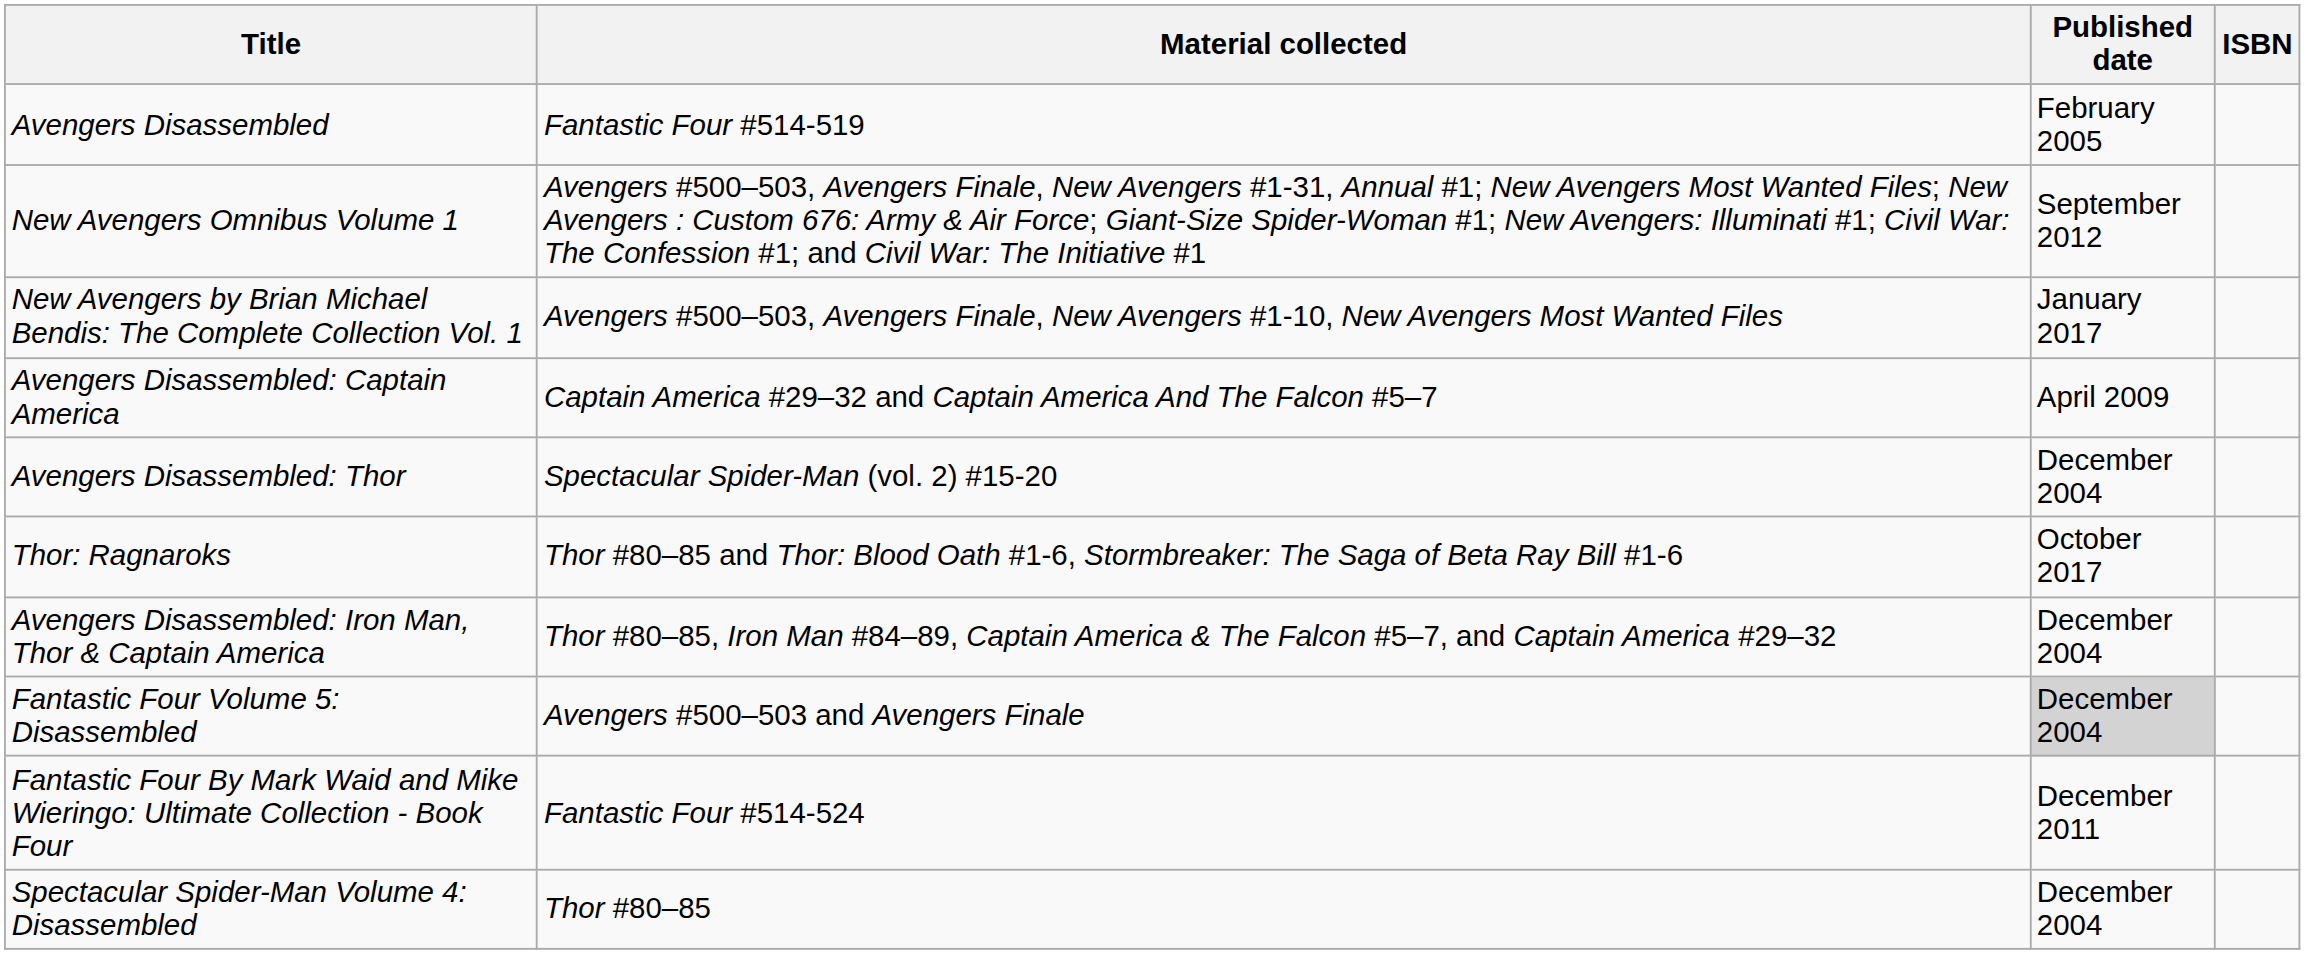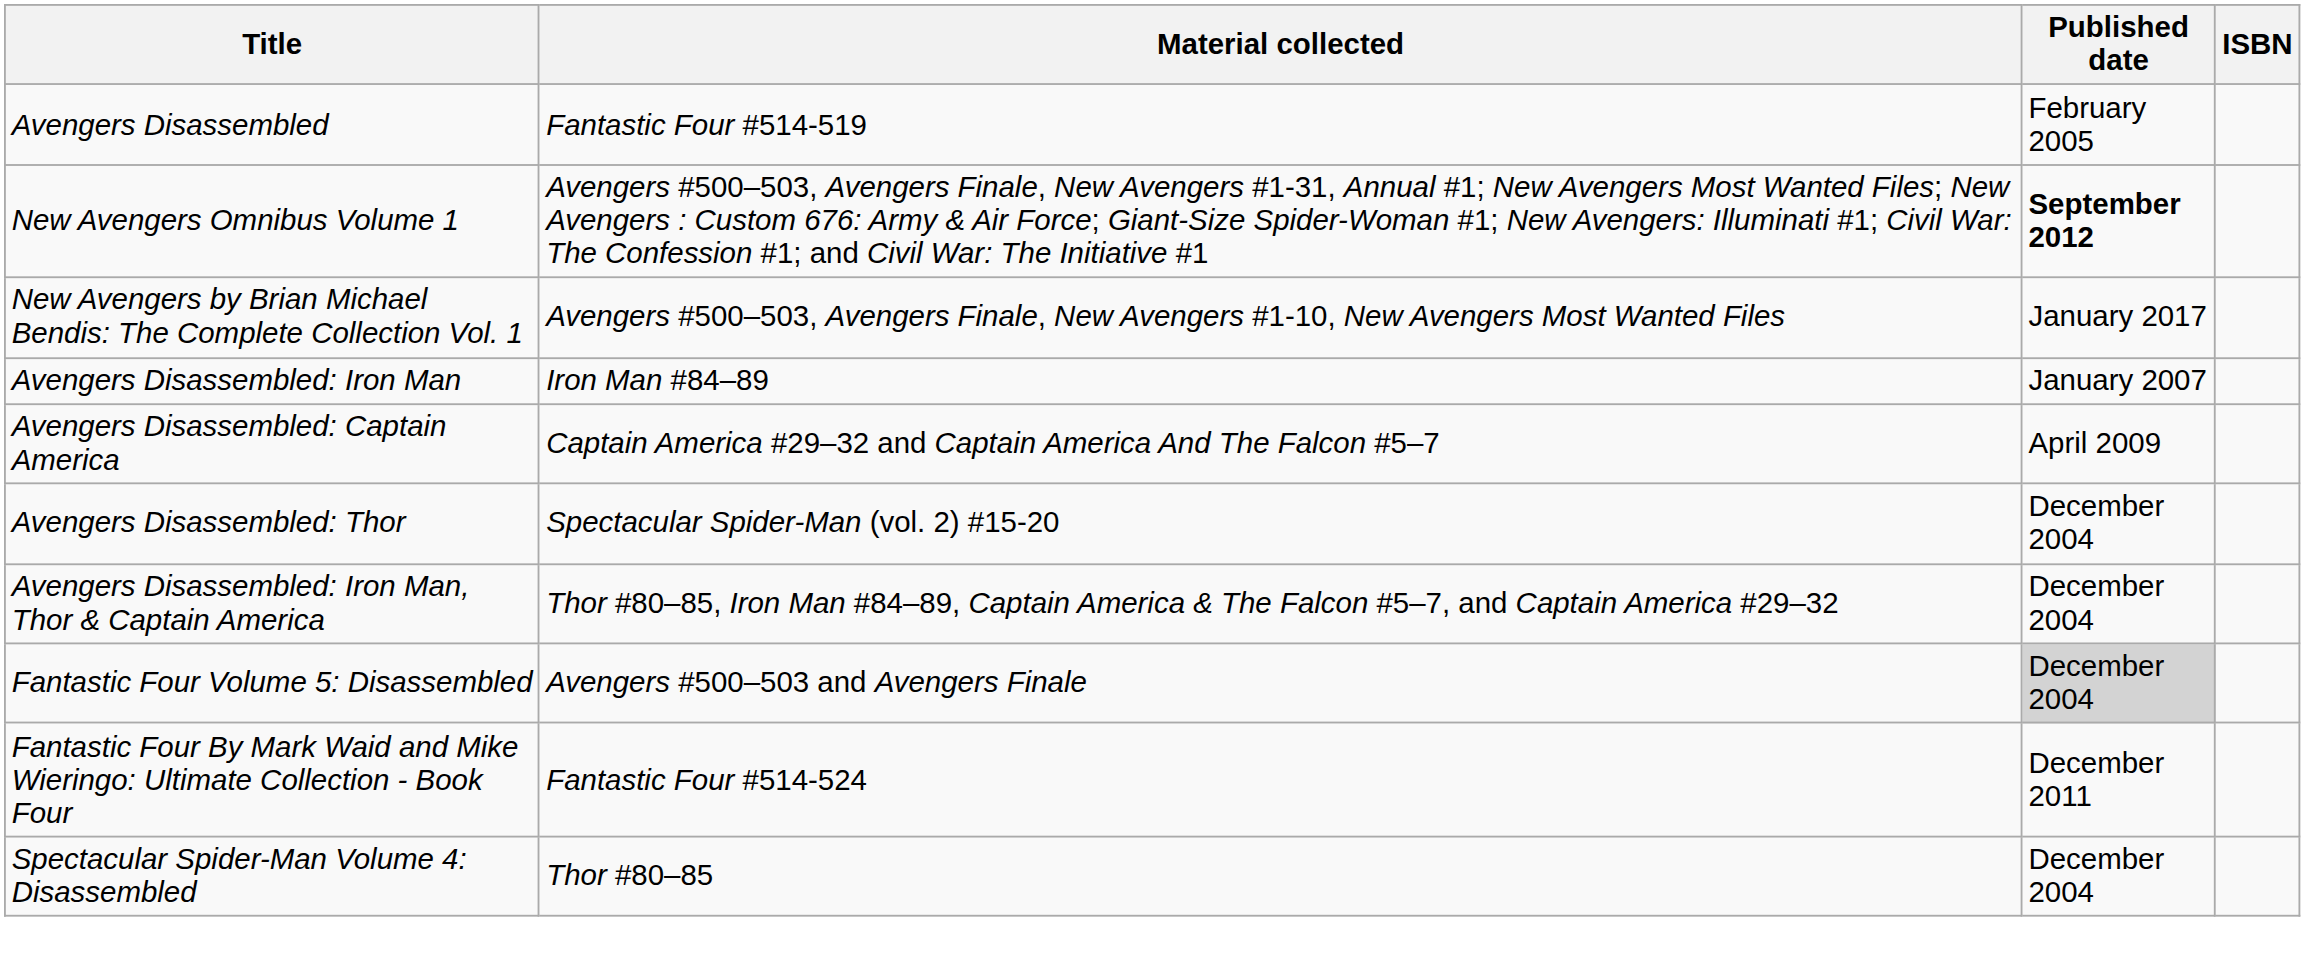(2109, 220) normal -> (2105, 220) bold
+ row: (236, 380)
- row: (121, 556)
